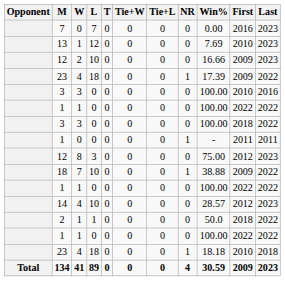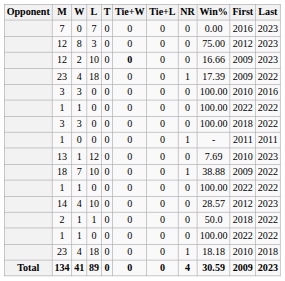rows swapped: (62, 156) <-> (62, 44)
(130, 60) normal -> (130, 60) bold
